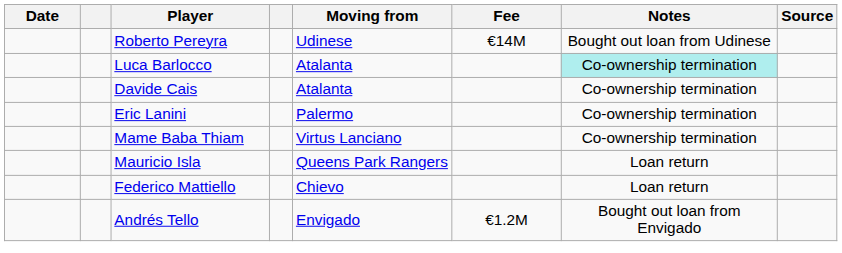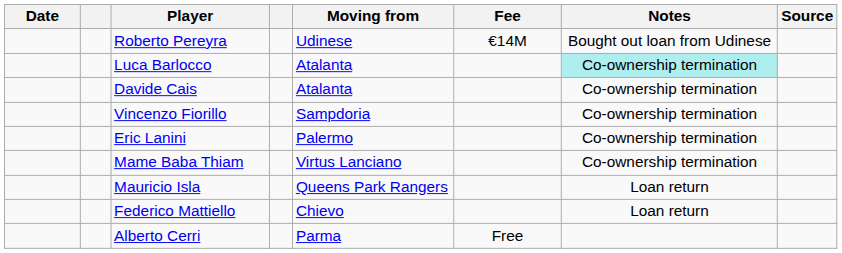+ row: (170, 114)
- row: (156, 220)
+ row: (157, 235)
